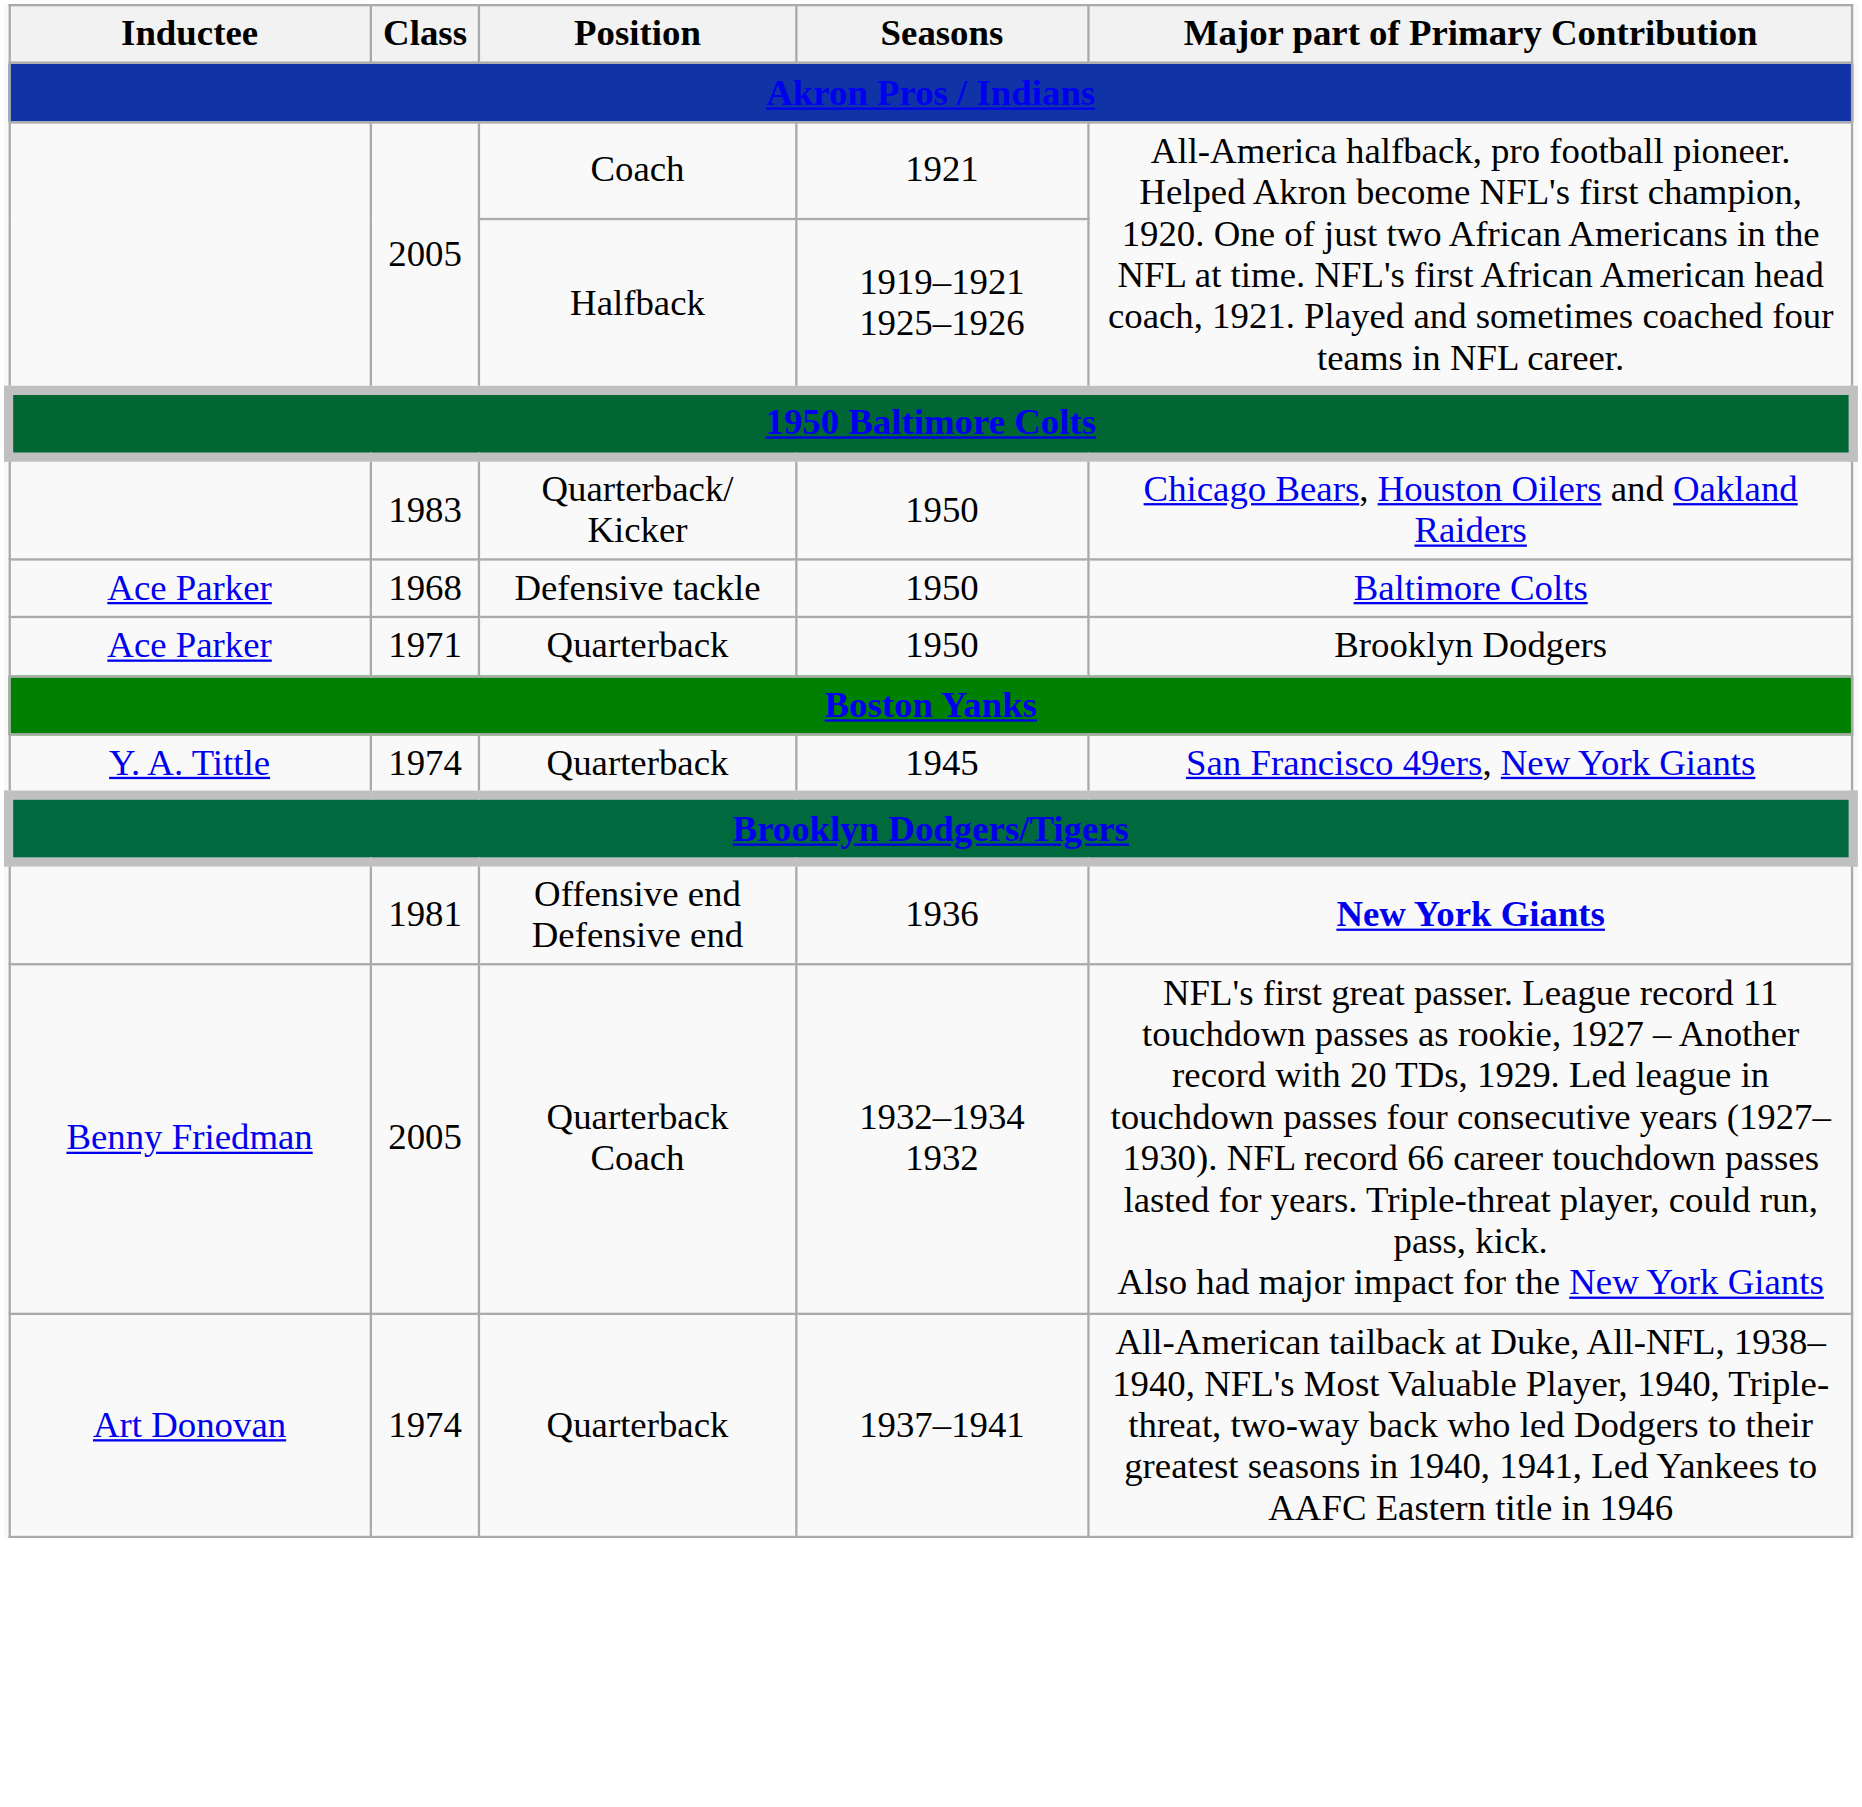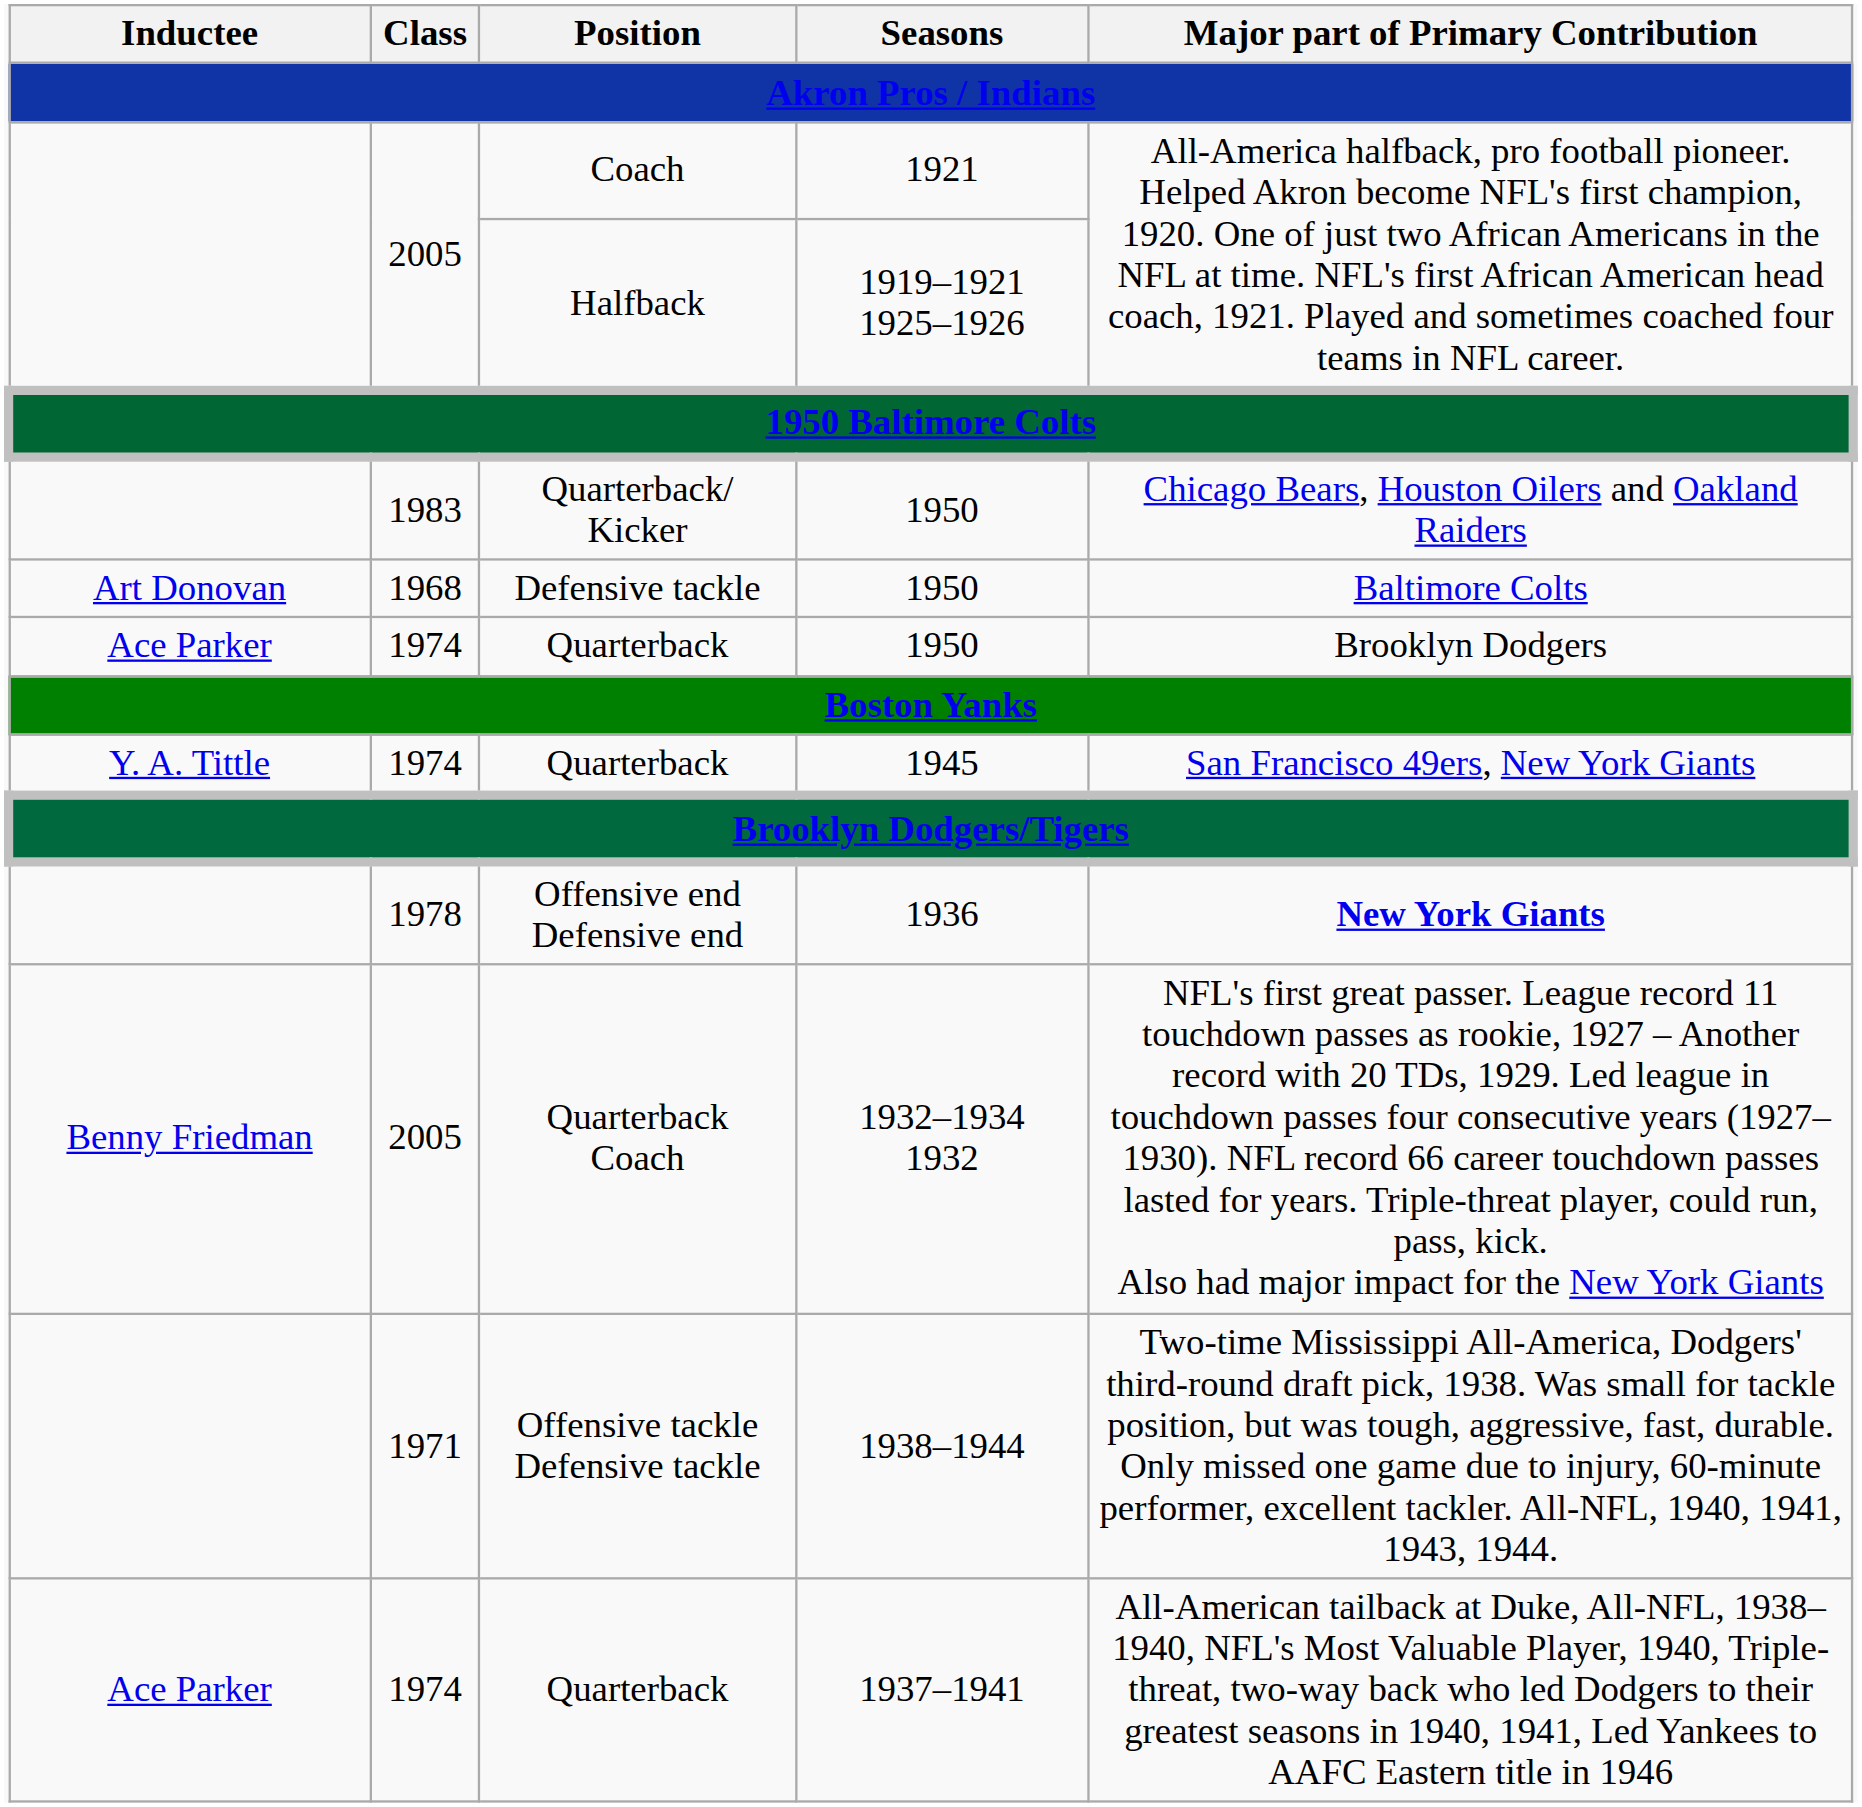(190, 587) Ace Parker -> (190, 587) Art Donovan
(425, 646) 1971 -> (425, 646) 1974
(425, 914) 1981 -> (425, 914) 1978
+ row: (638, 1444)
(190, 1424) Art Donovan -> (190, 1689) Ace Parker
